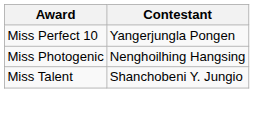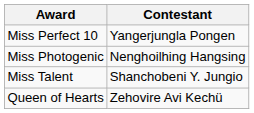+ row: (56, 98)
